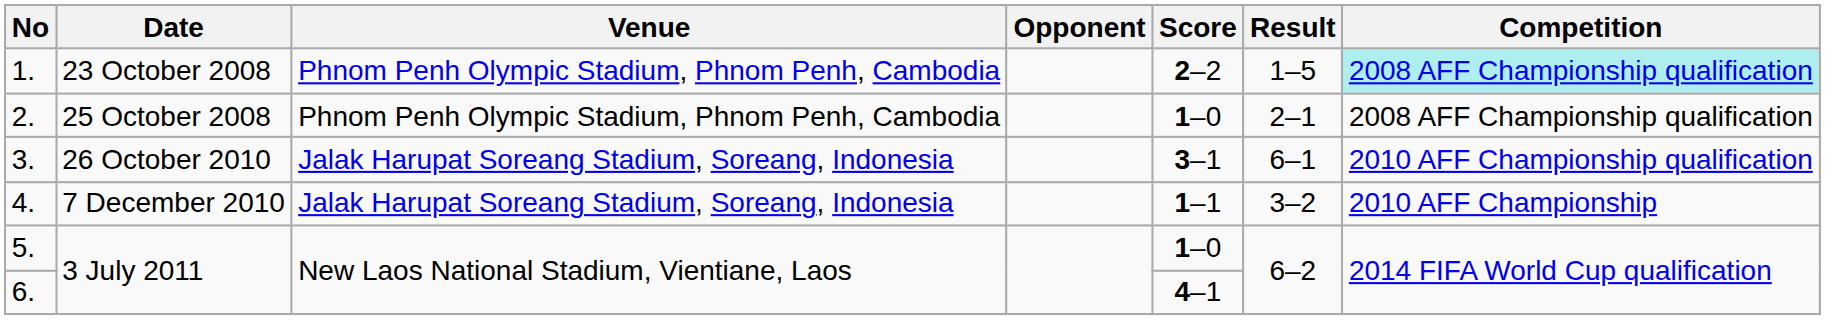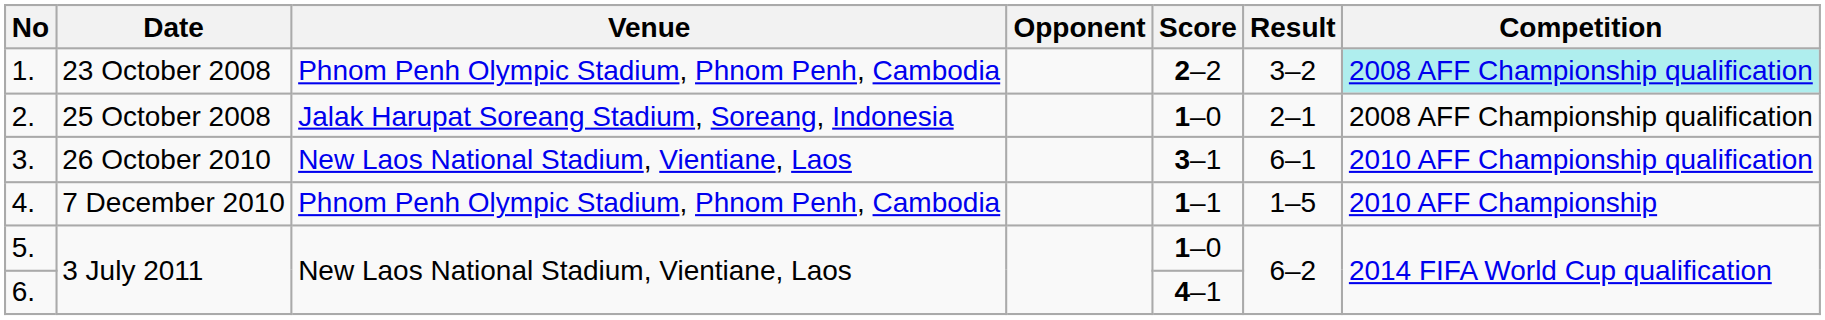(1293, 71) 1–5 -> (1293, 71) 3–2
(649, 115) Phnom Penh Olympic Stadium, Phnom Penh, Cambodia -> (626, 115) Jalak Harupat Soreang Stadium, Soreang, Indonesia
(626, 159) Jalak Harupat Soreang Stadium, Soreang, Indonesia -> (575, 159) New Laos National Stadium, Vientiane, Laos
(626, 203) Jalak Harupat Soreang Stadium, Soreang, Indonesia -> (649, 203) Phnom Penh Olympic Stadium, Phnom Penh, Cambodia
(1293, 203) 3–2 -> (1293, 203) 1–5
